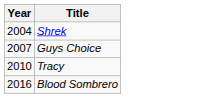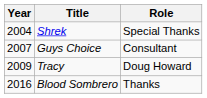+ column: (161, 13)
(19, 66) 2010 -> (19, 66) 2009
